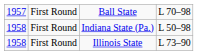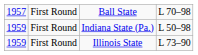(16, 27) 1958 -> (16, 27) 1959
(16, 43) 1958 -> (16, 43) 1959
